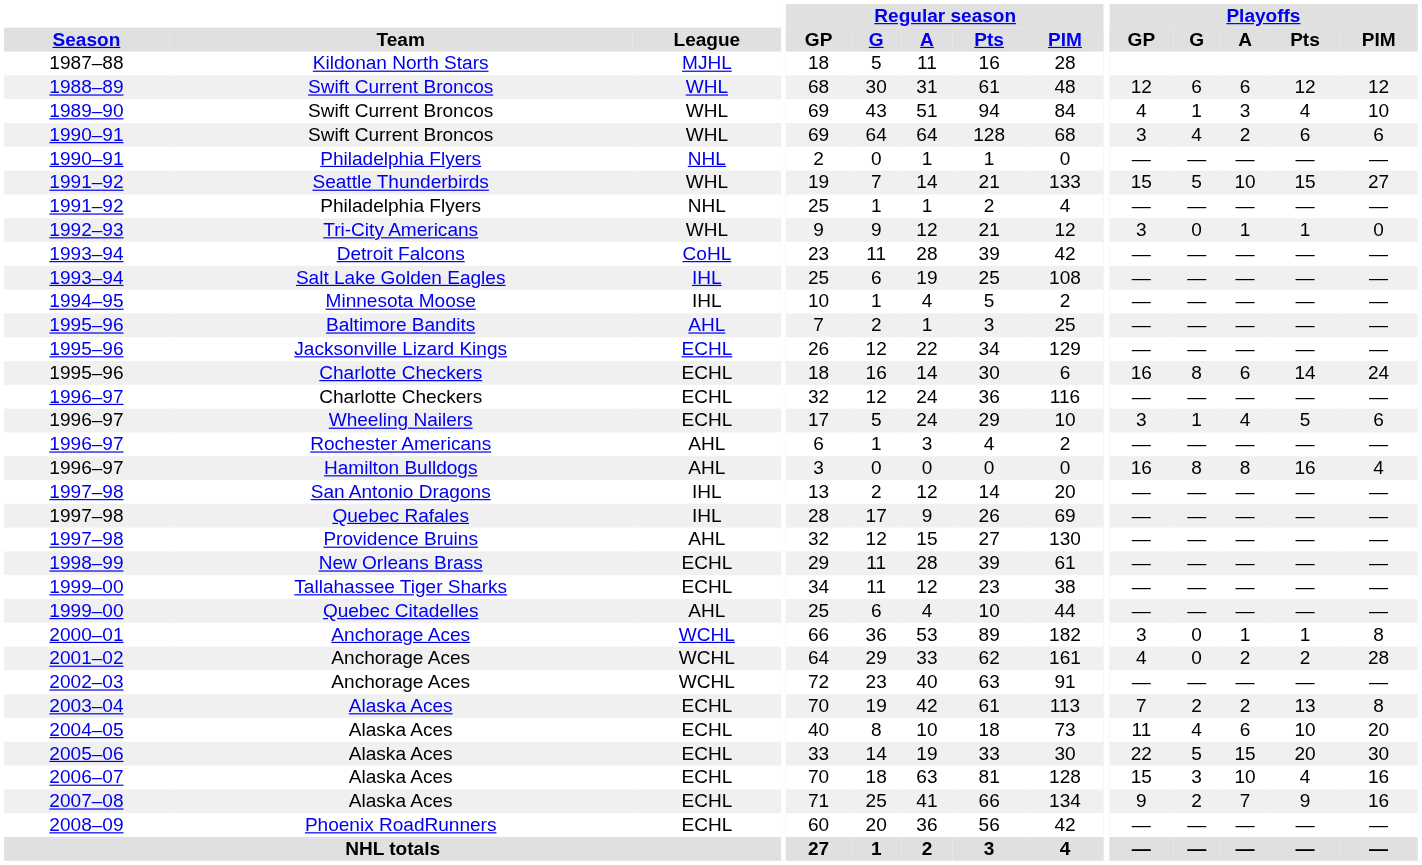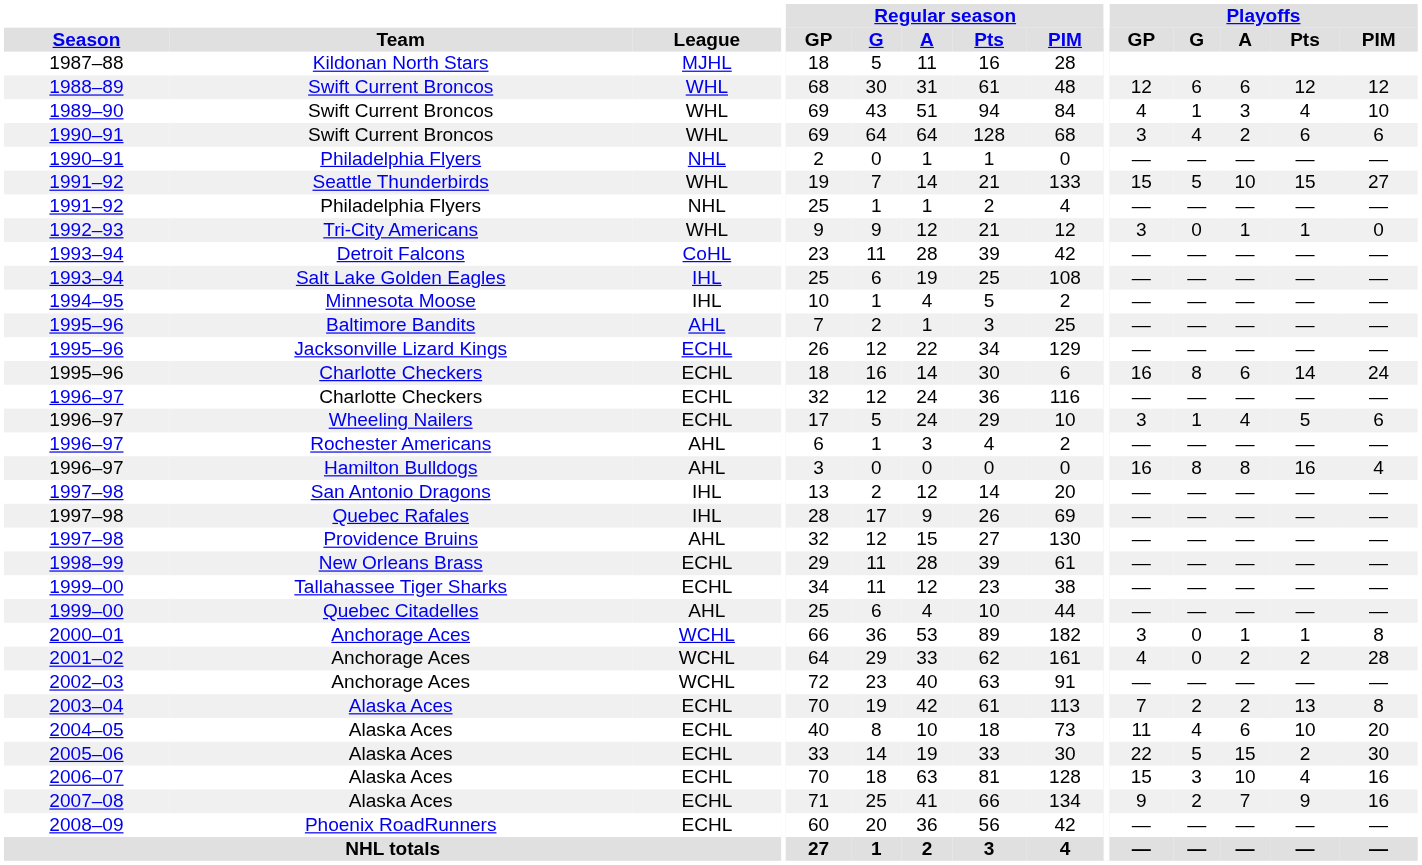(1305, 753) 20 -> (1305, 753) 2
